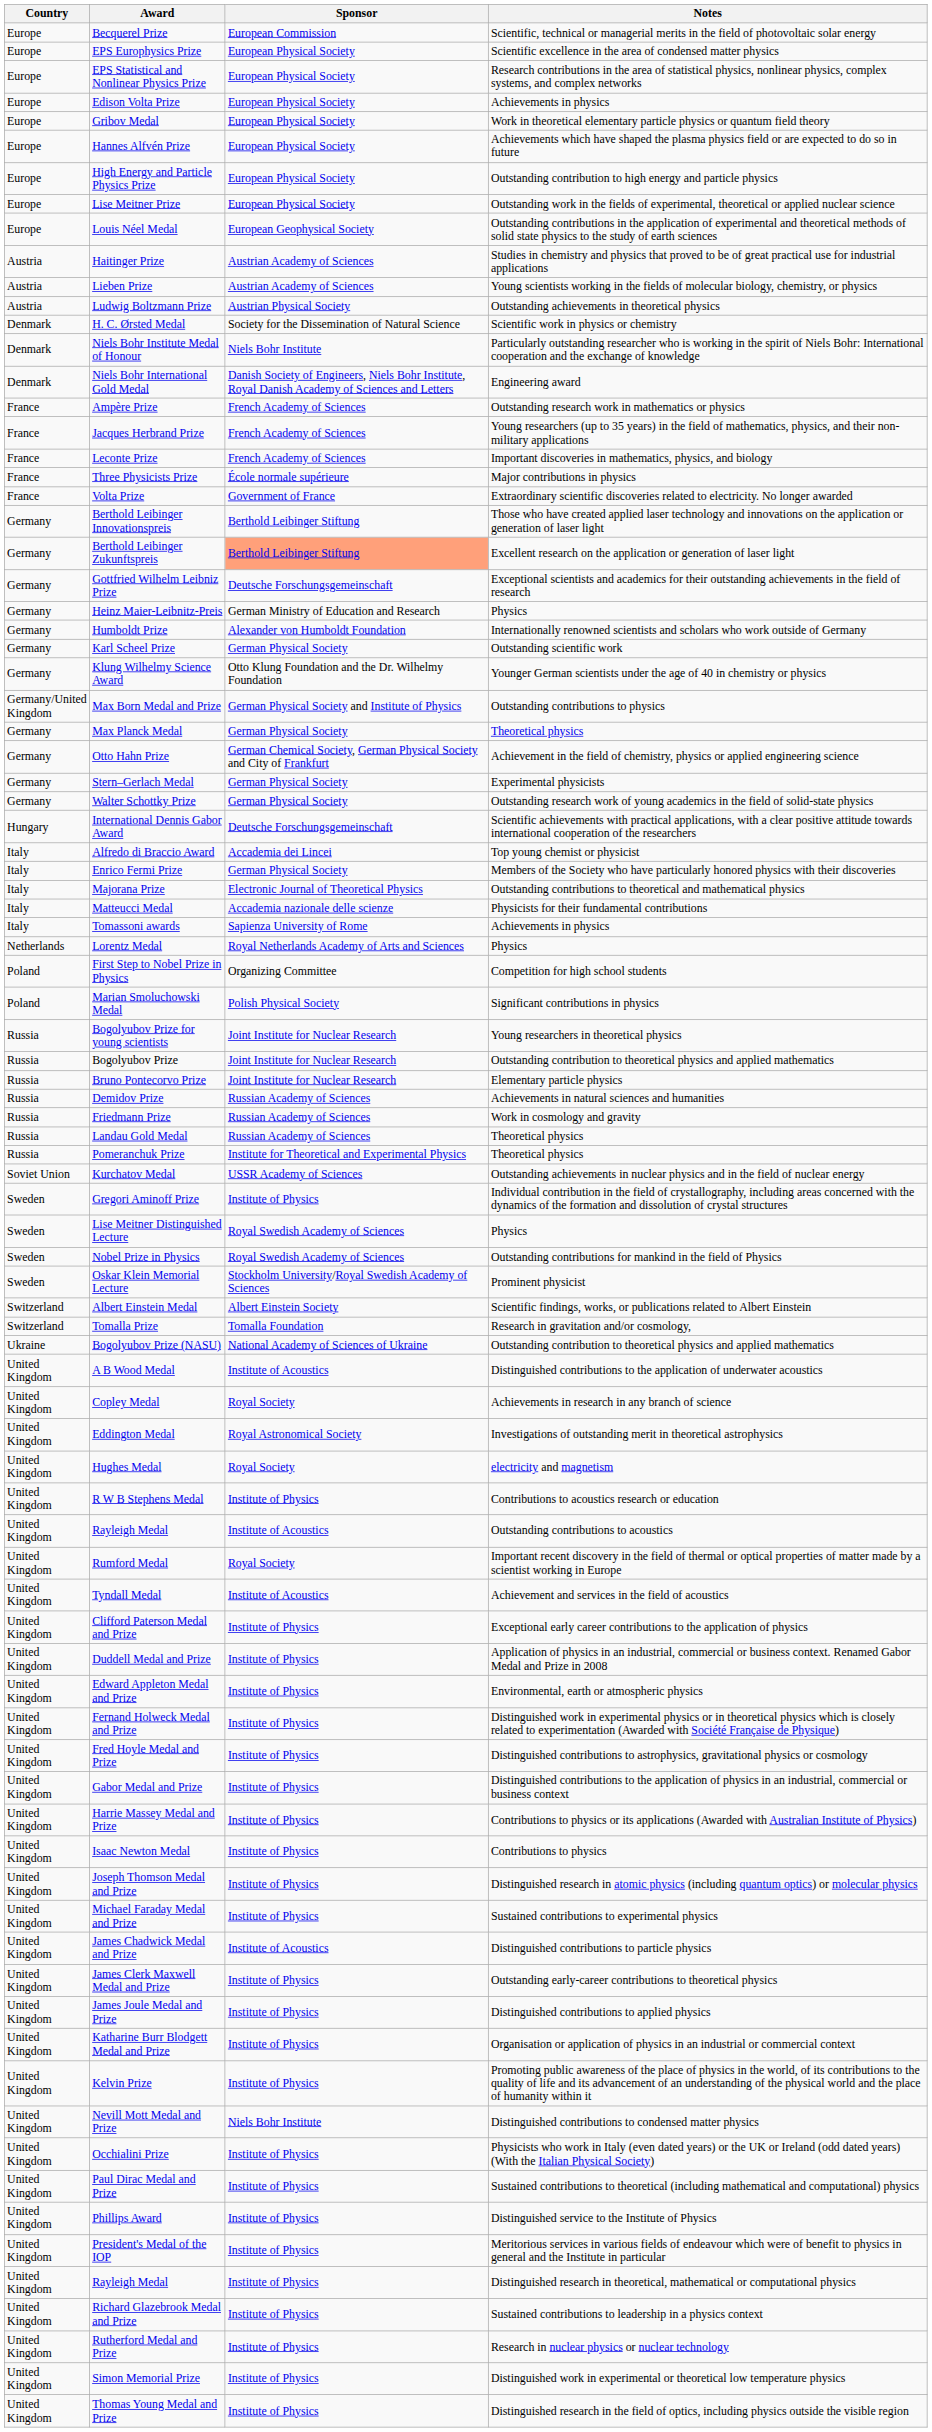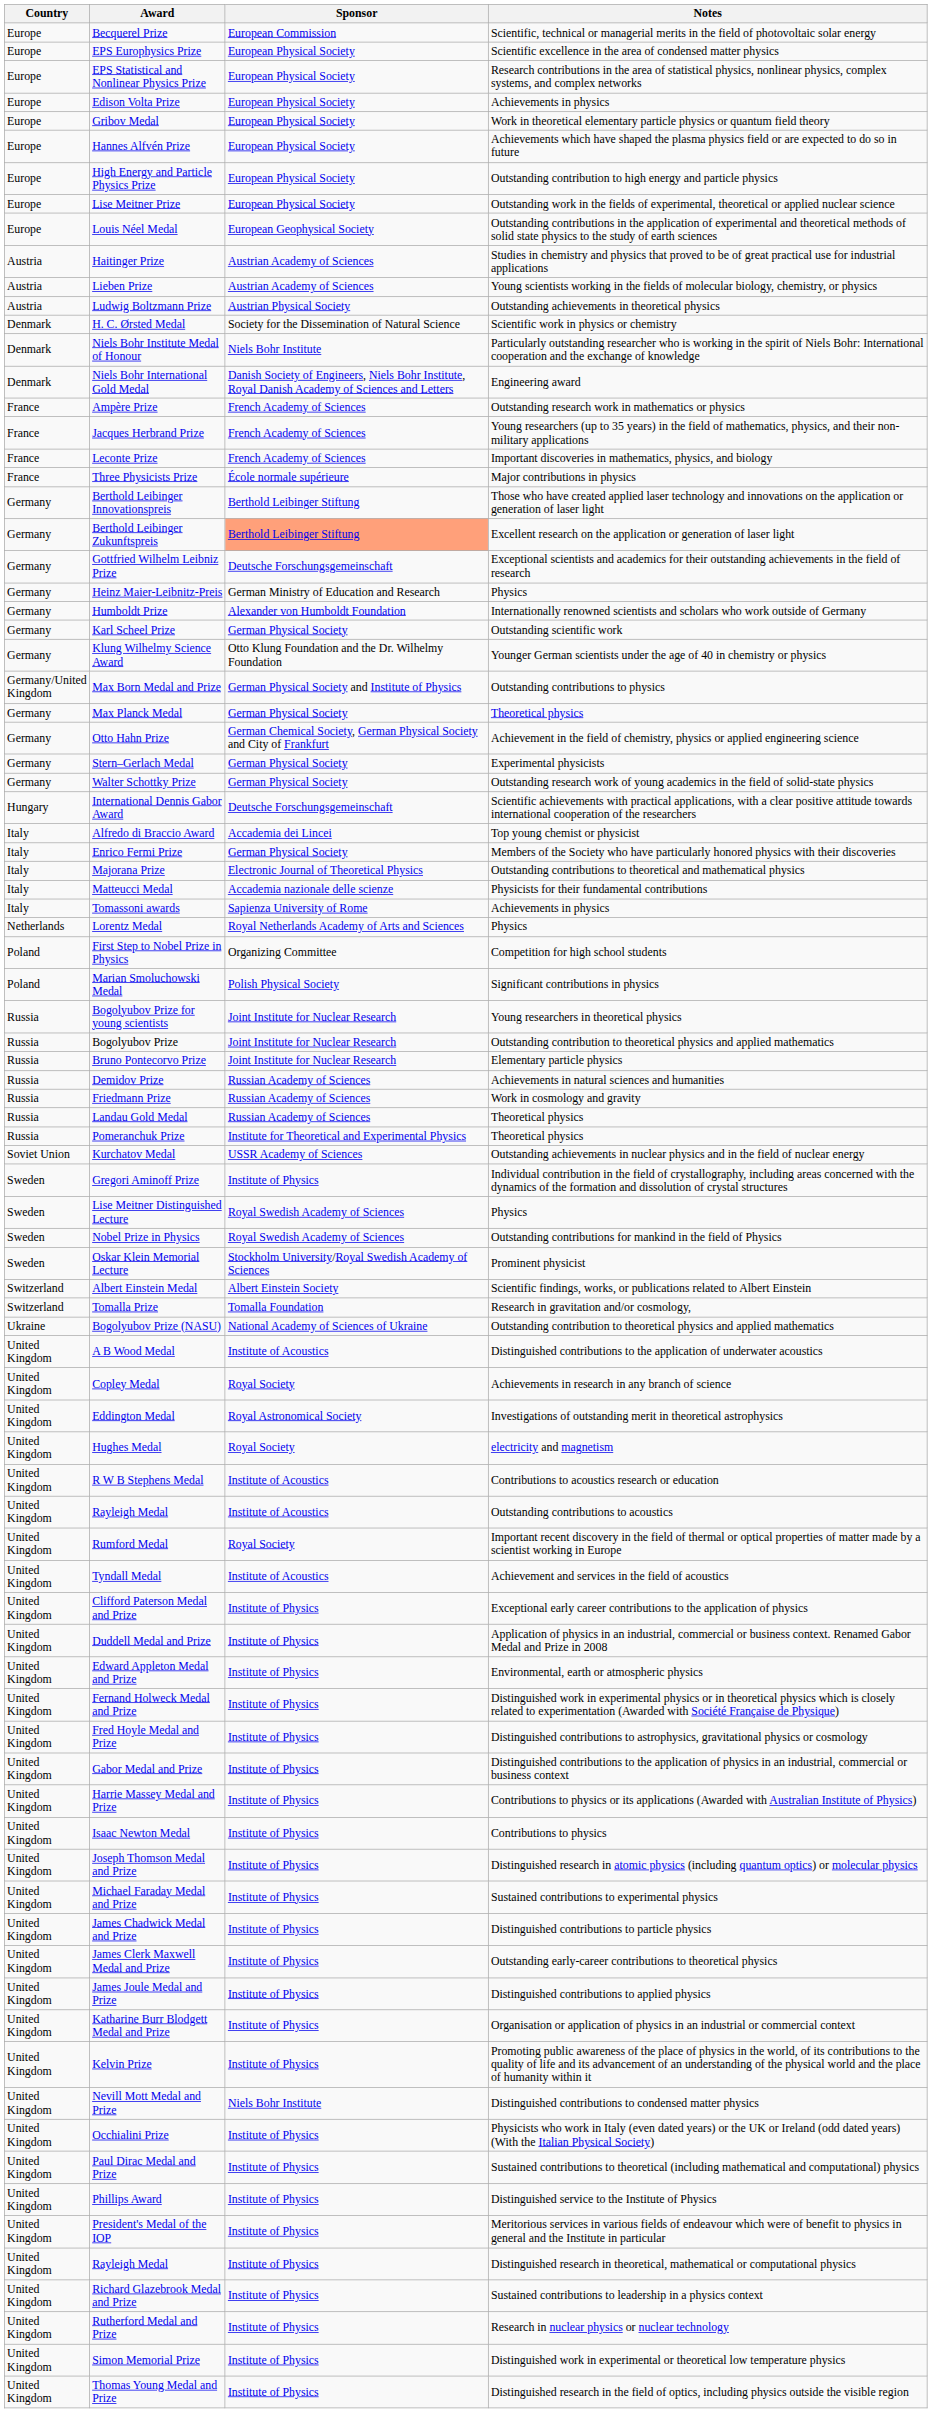- row: (118, 495)
(273, 1498) Institute of Physics -> (278, 1480) Institute of Acoustics
(278, 1948) Institute of Acoustics -> (273, 1929) Institute of Physics
